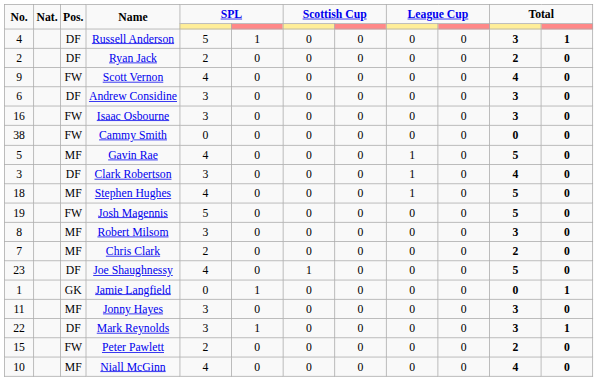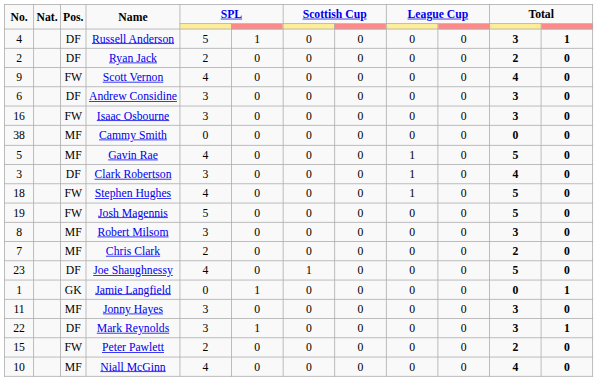(73, 135) FW -> (73, 135) MF
(73, 193) MF -> (73, 193) FW
